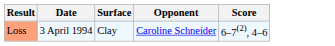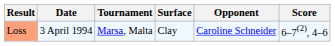+ column: (125, 12)
